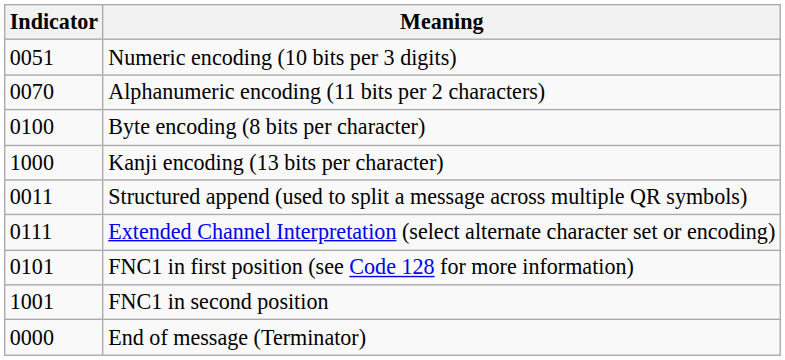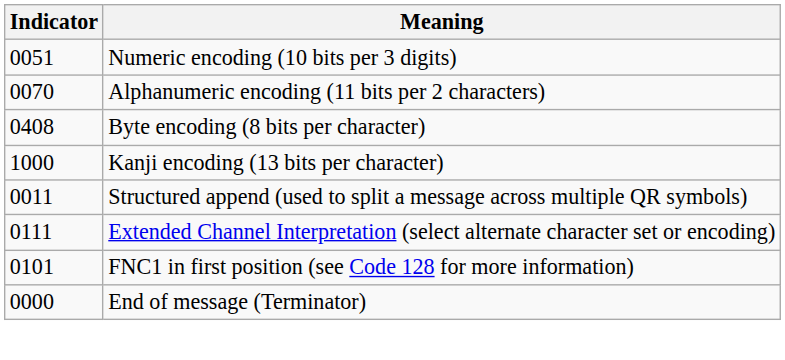(32, 127) 0100 -> (32, 127) 0408
- row: (218, 302)
